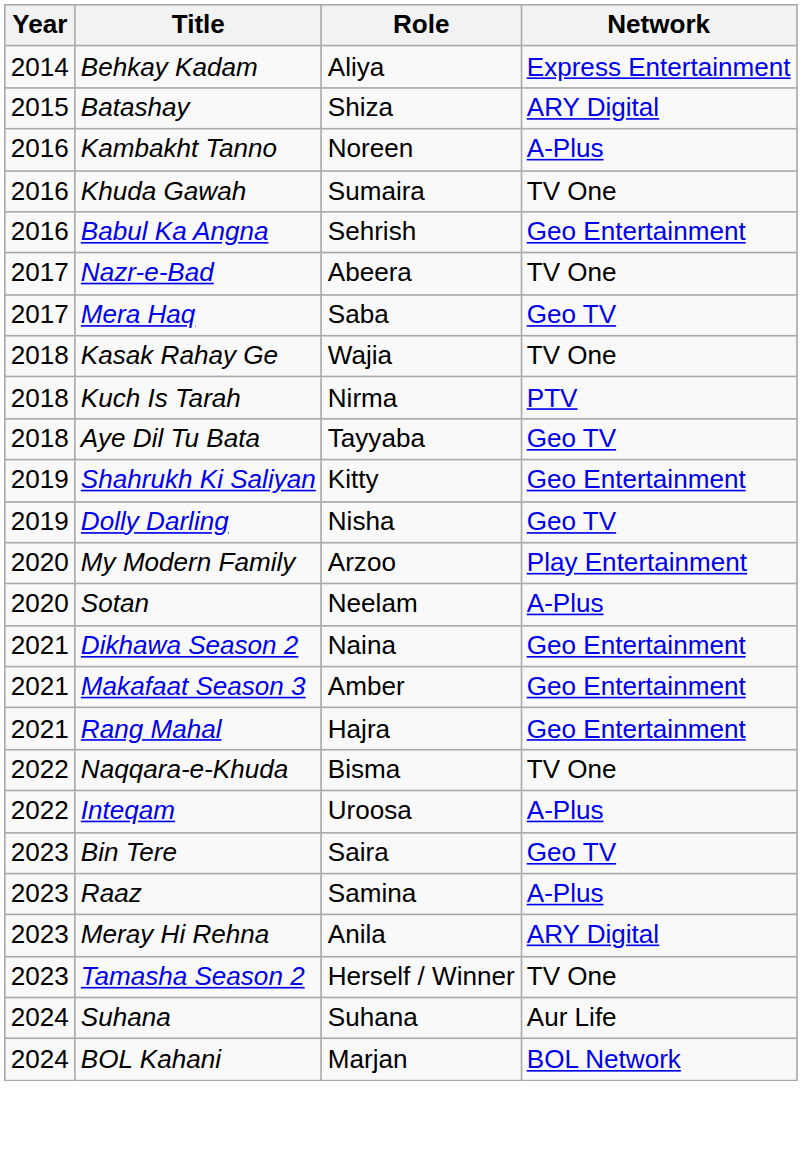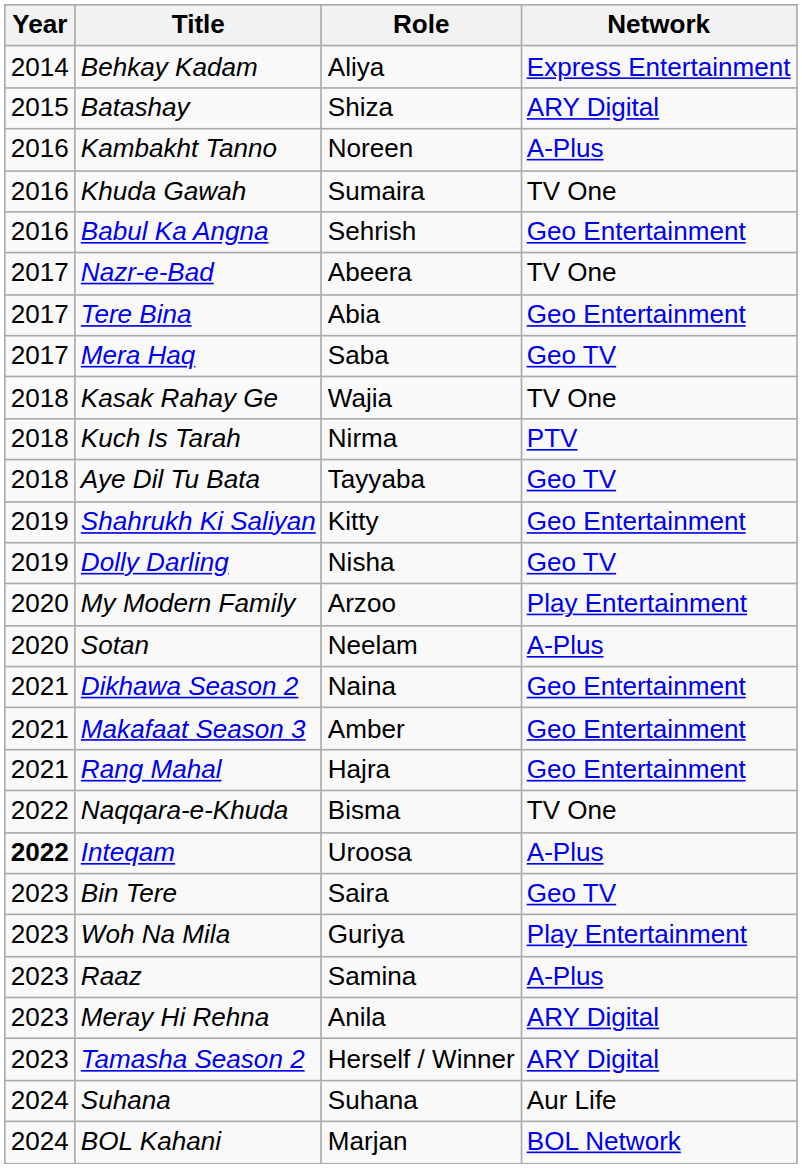+ row: (136, 314)
(40, 811) normal -> (40, 852) bold
+ row: (156, 935)
(572, 976) TV One -> (593, 1059) ARY Digital
